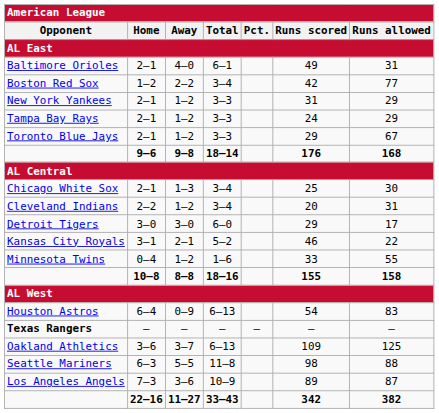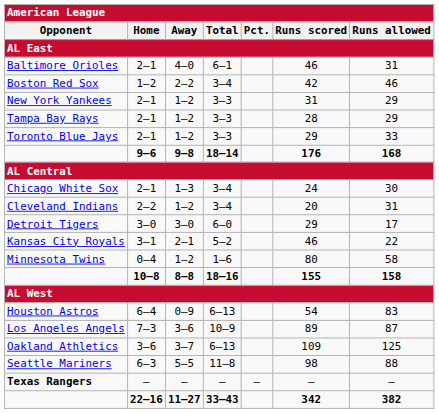(311, 66) 49 -> (311, 66) 46
(392, 84) 77 -> (392, 84) 46
(311, 119) 24 -> (311, 119) 28
(392, 136) 67 -> (392, 136) 33
(311, 189) 25 -> (311, 189) 24
(311, 259) 33 -> (311, 259) 80
(392, 259) 55 -> (392, 259) 58
rows swapped: (66, 382) <-> (50, 329)
